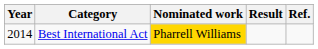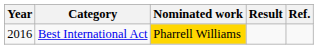(20, 34) 2014 -> (20, 34) 2016
